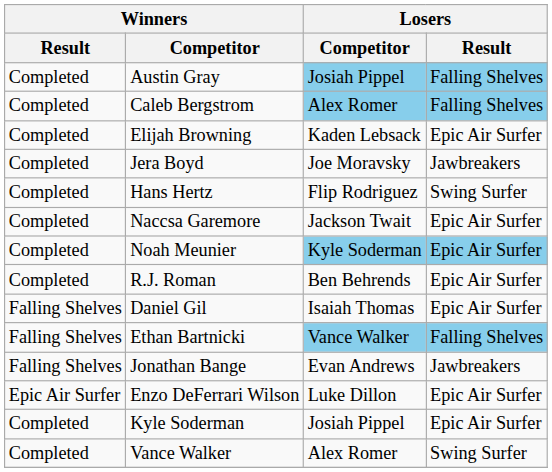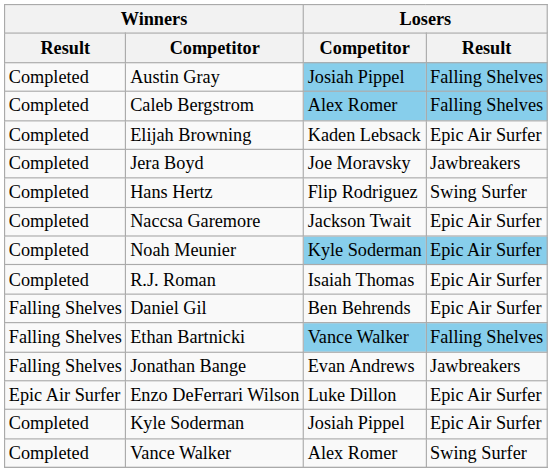(359, 279) Ben Behrends -> (361, 279) Isaiah Thomas
(361, 308) Isaiah Thomas -> (359, 308) Ben Behrends
